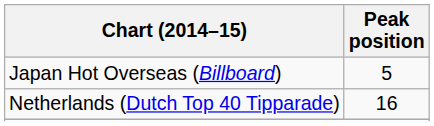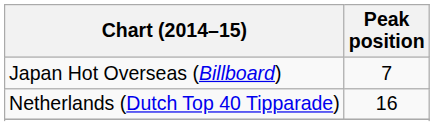(387, 72) 5 -> (387, 72) 7
